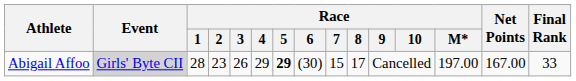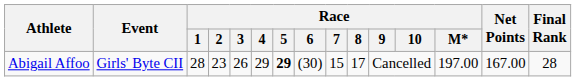(140, 64) lightgrey background -> (140, 64) no background
(550, 64) 33 -> (550, 64) 28
